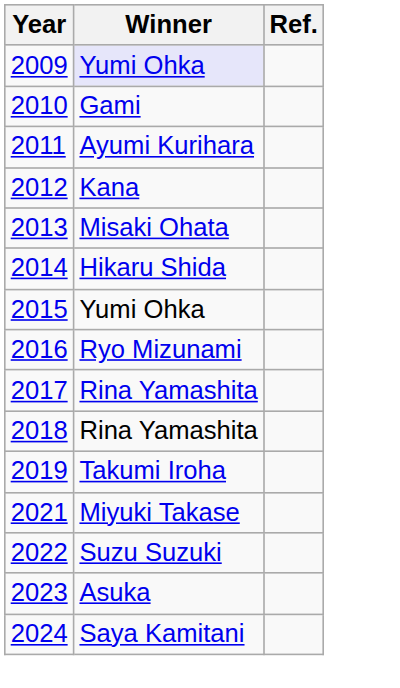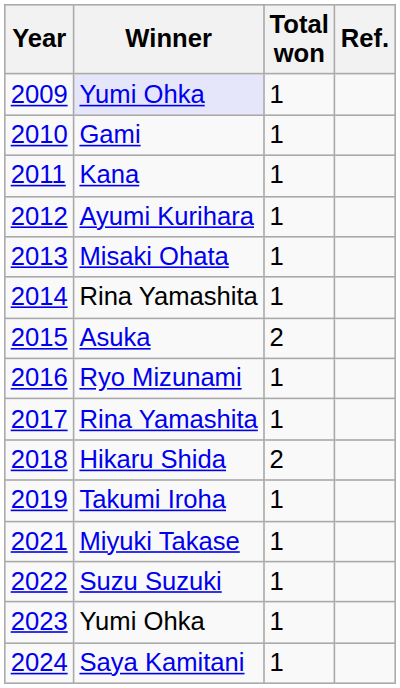+ column: (299, 39)
(167, 146) Ayumi Kurihara -> (109, 175) Kana
(109, 187) Kana -> (167, 216) Ayumi Kurihara
(153, 268) Hikaru Shida -> (169, 297) Rina Yamashita
(142, 308) Yumi Ohka -> (115, 337) Asuka
(169, 430) Rina Yamashita -> (153, 459) Hikaru Shida
(115, 593) Asuka -> (142, 622) Yumi Ohka
